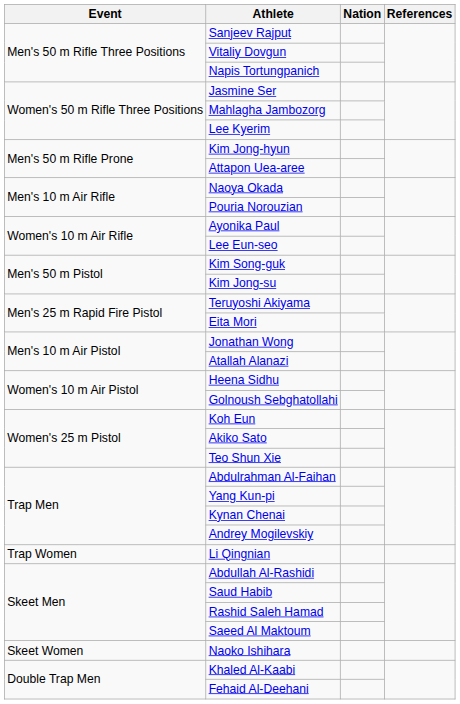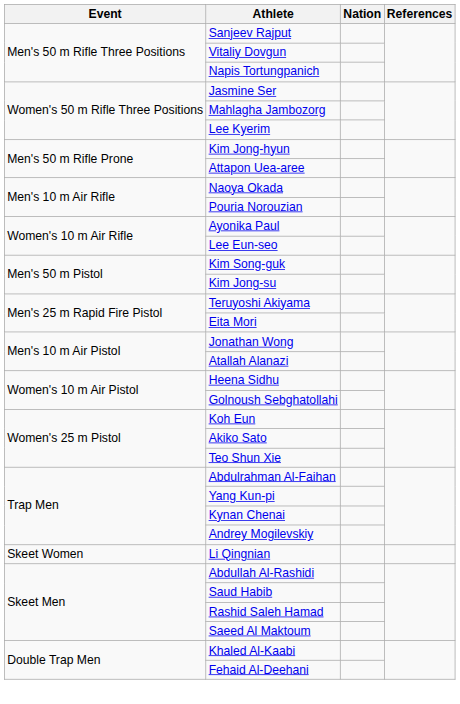(42, 554) Trap Women -> (45, 554) Skeet Women
- row: (250, 650)
